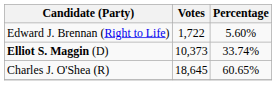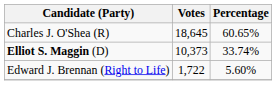rows swapped: (58, 70) <-> (88, 32)
